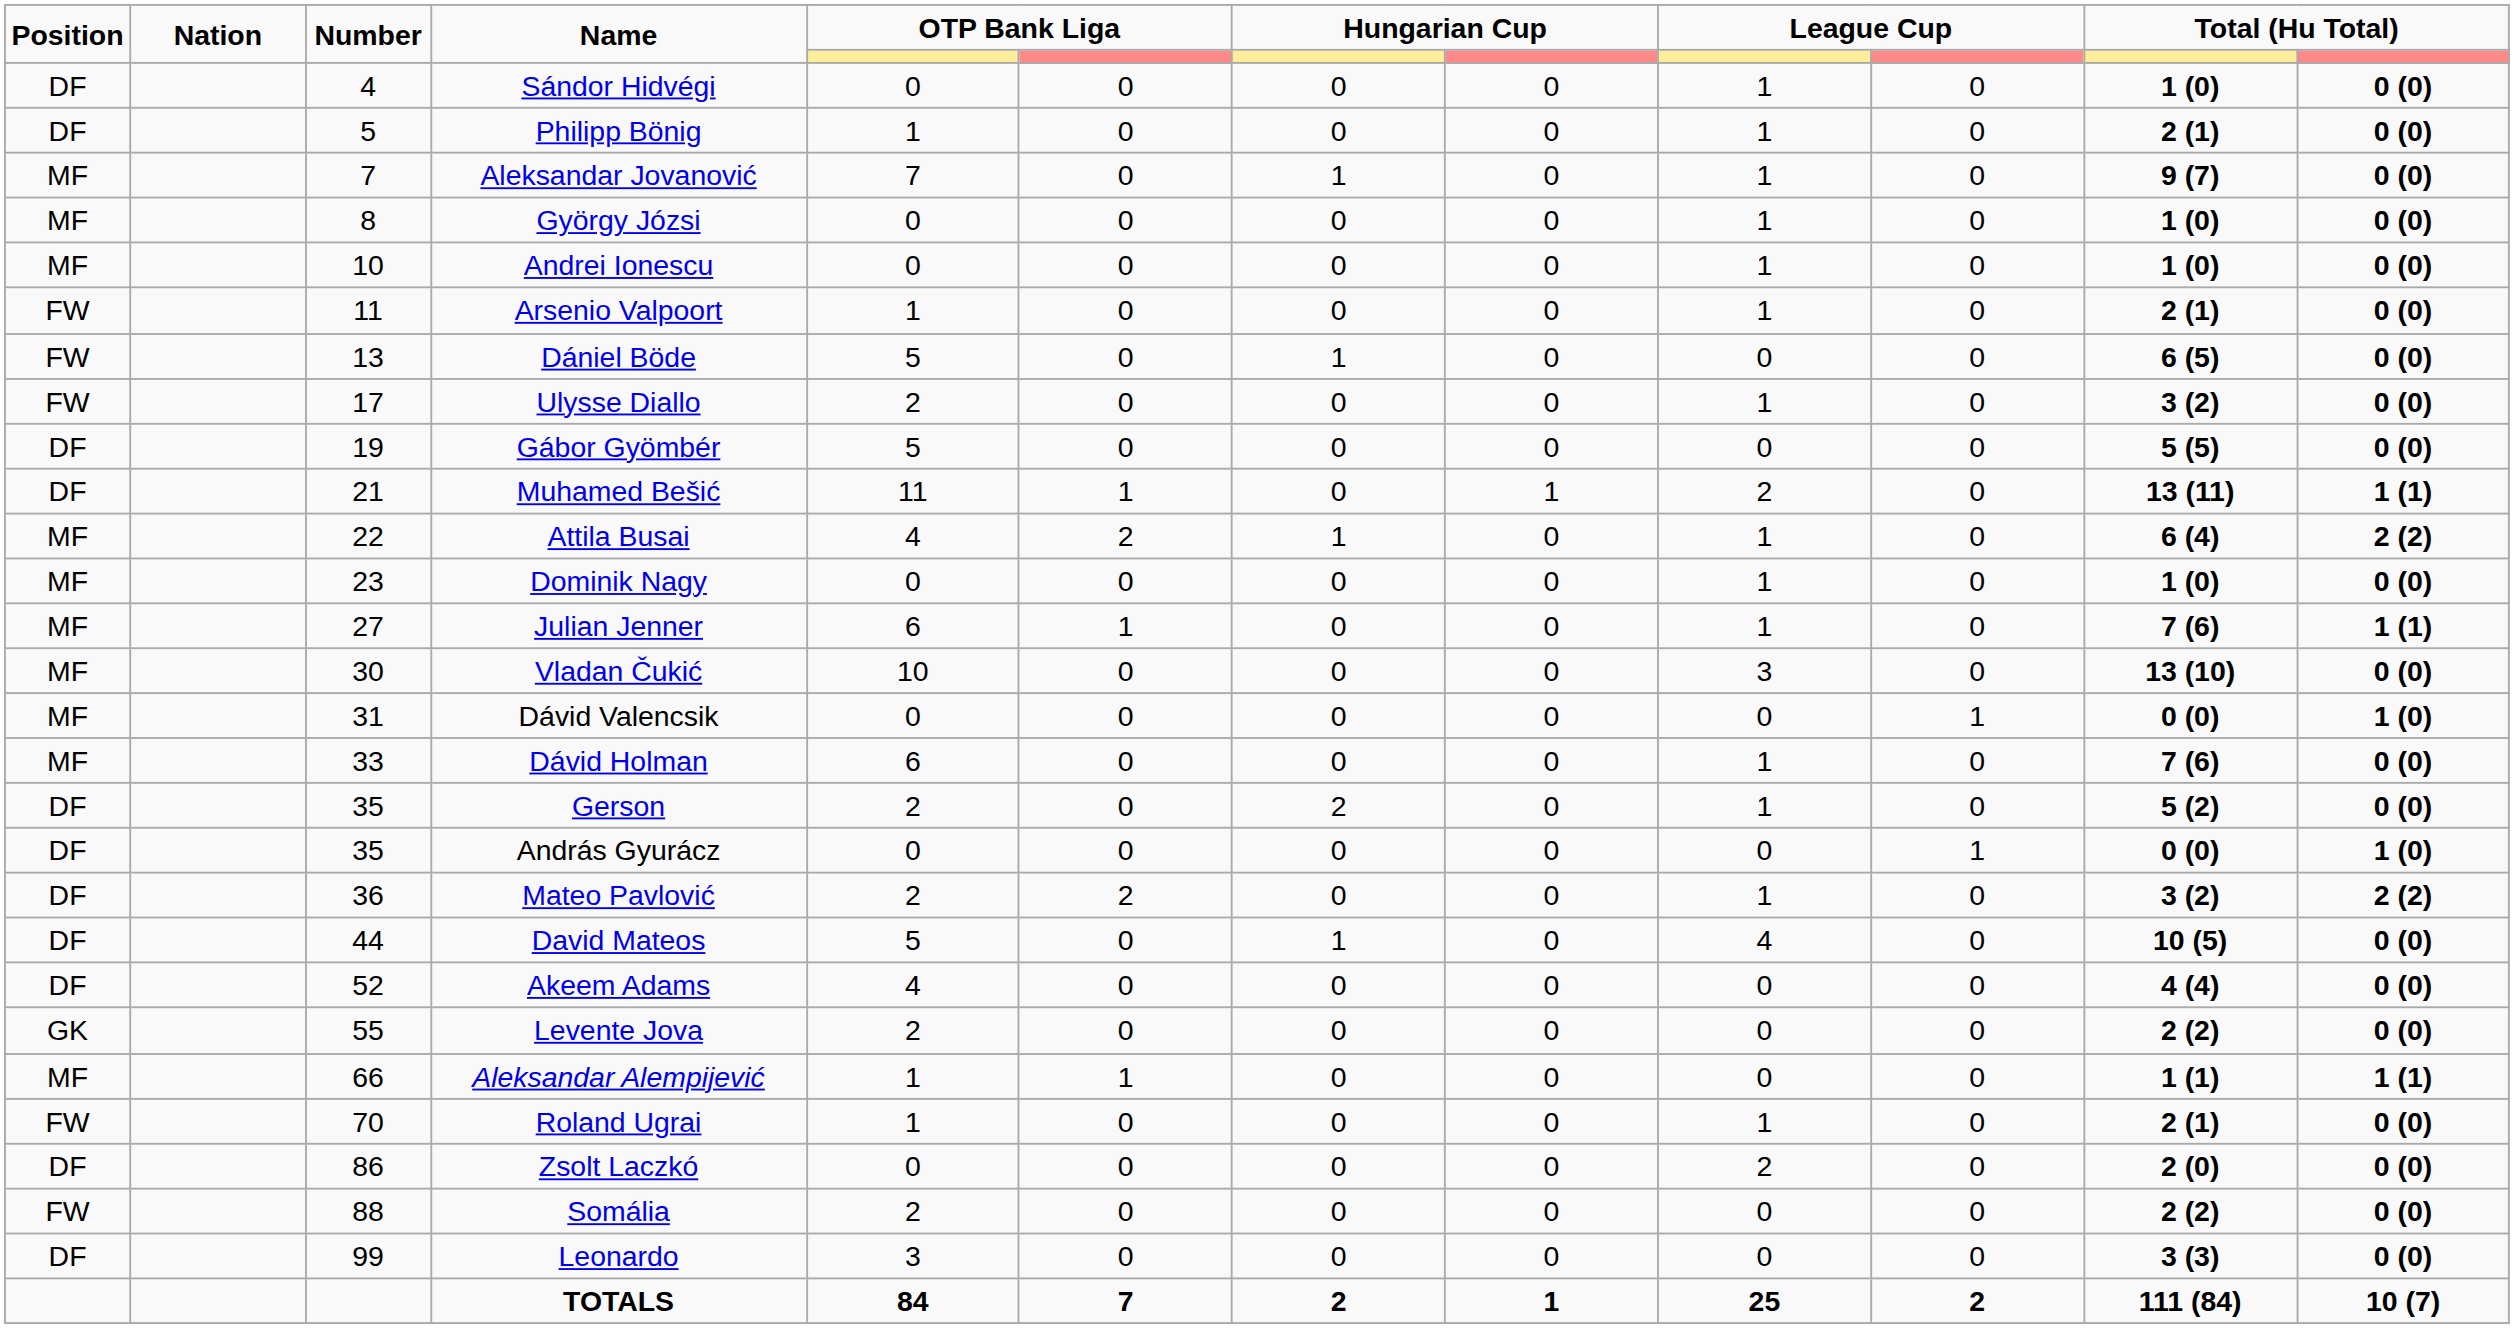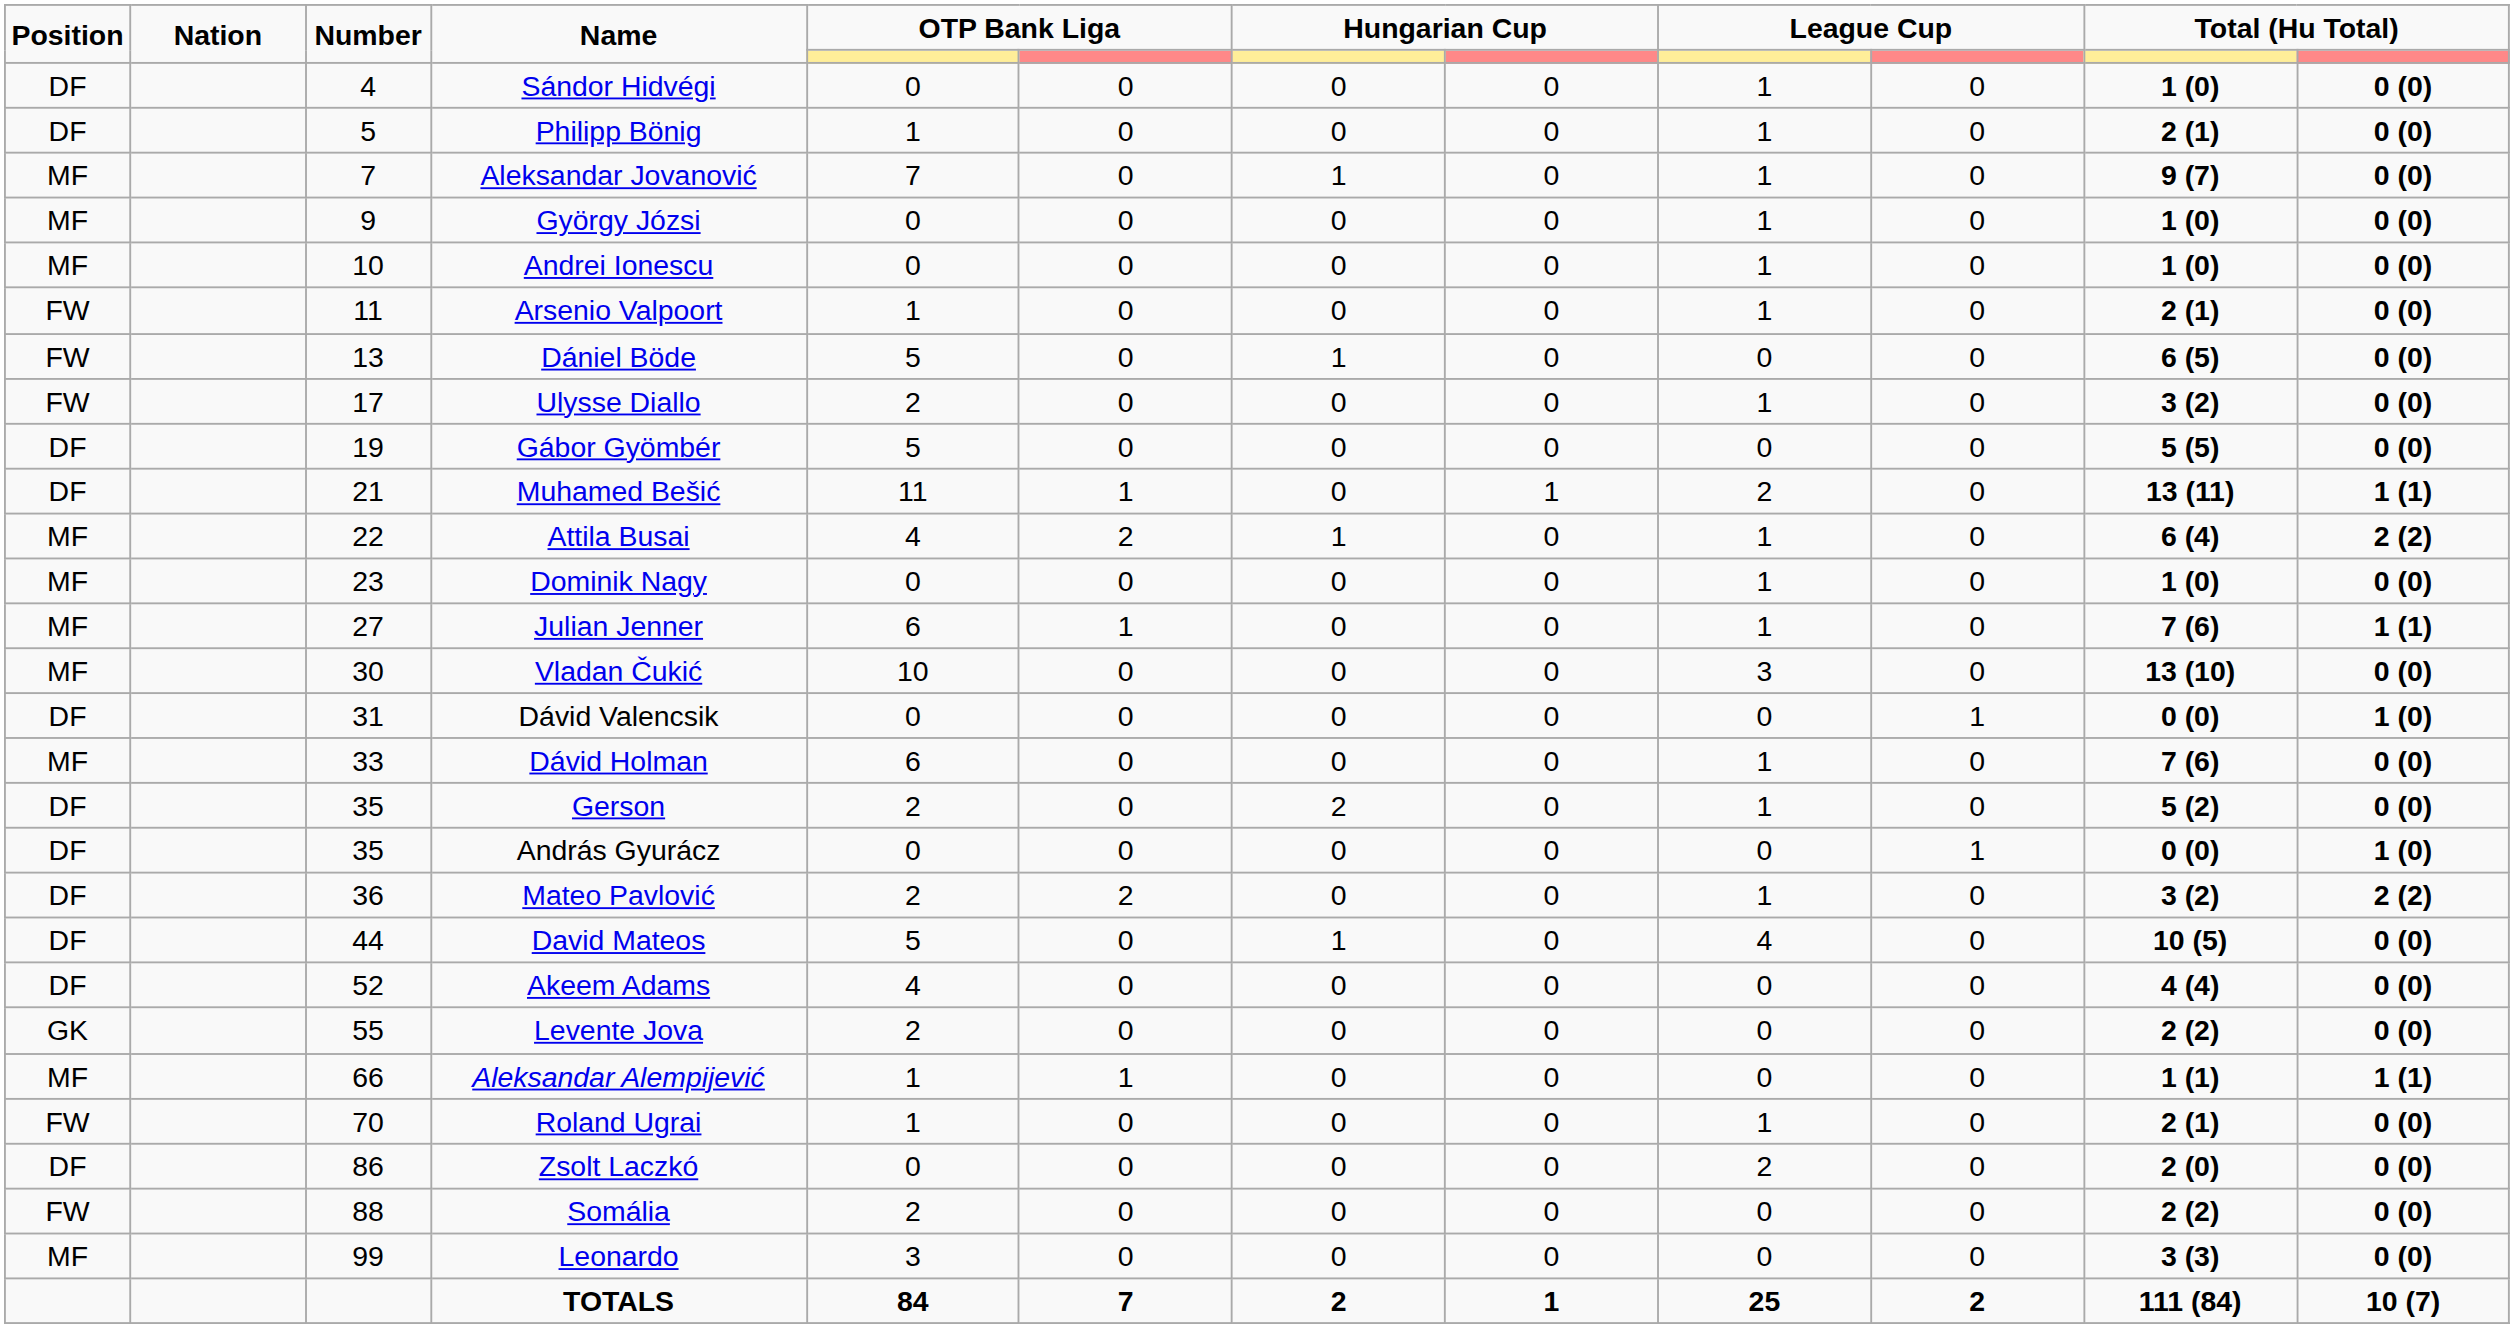(368, 221) 8 -> (368, 221) 9
(68, 716) MF -> (68, 716) DF
(68, 1256) DF -> (68, 1256) MF
